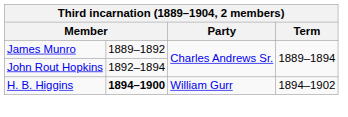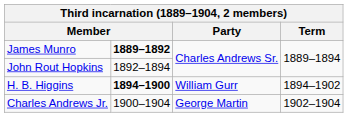(137, 49) normal -> (142, 49) bold
+ row: (57, 103)
